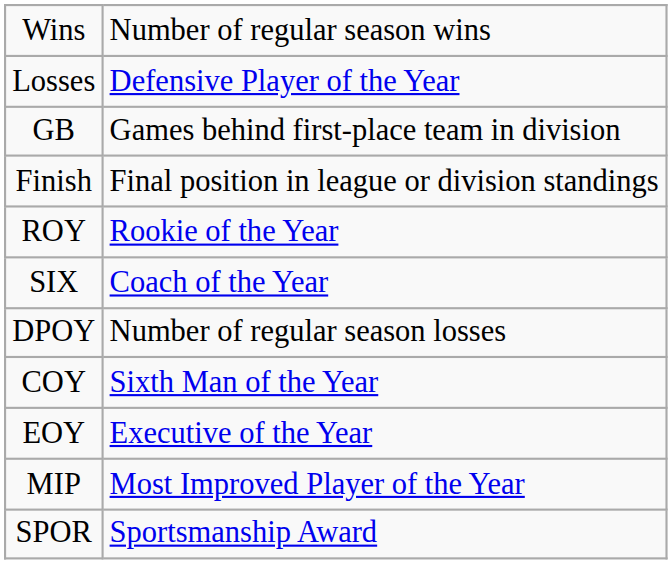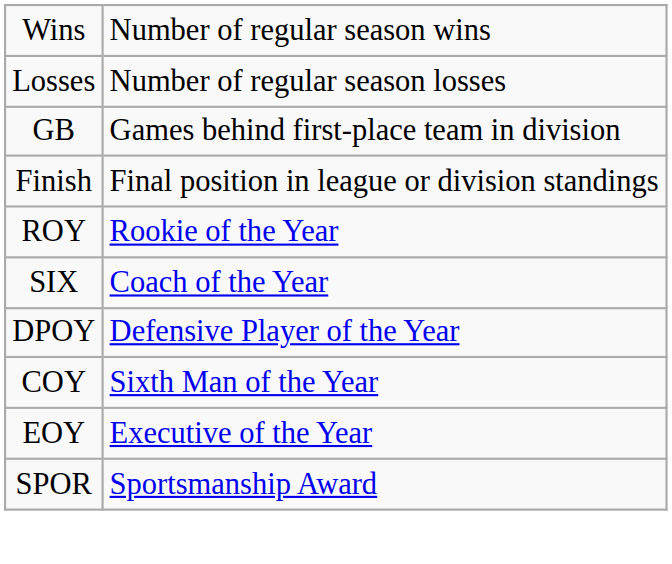(285, 80) Defensive Player of the Year -> (308, 80) Number of regular season losses
(308, 332) Number of regular season losses -> (285, 332) Defensive Player of the Year
- row: (54, 483)
